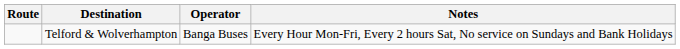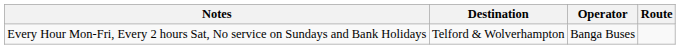columns swapped: (23, 14) <-> (463, 14)
